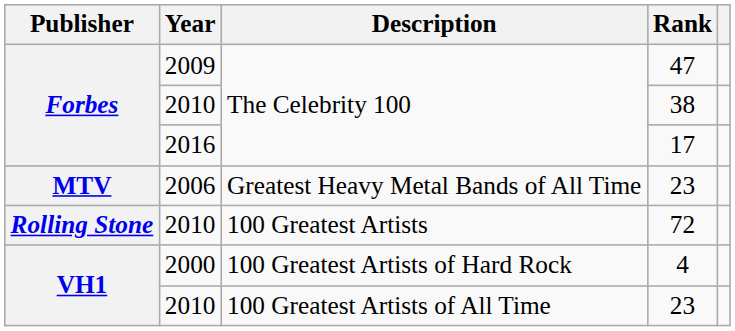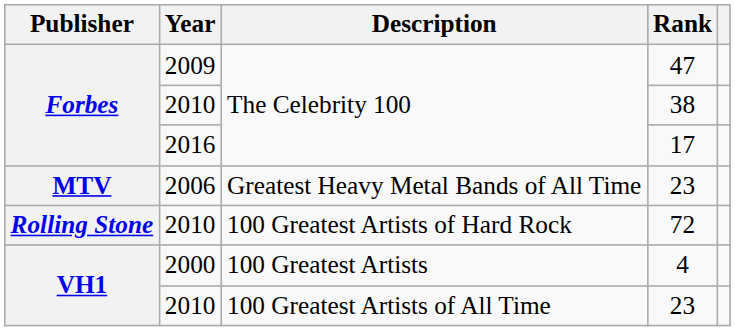(327, 225) 100 Greatest Artists -> (399, 225) 100 Greatest Artists of Hard Rock
(399, 265) 100 Greatest Artists of Hard Rock -> (327, 265) 100 Greatest Artists
